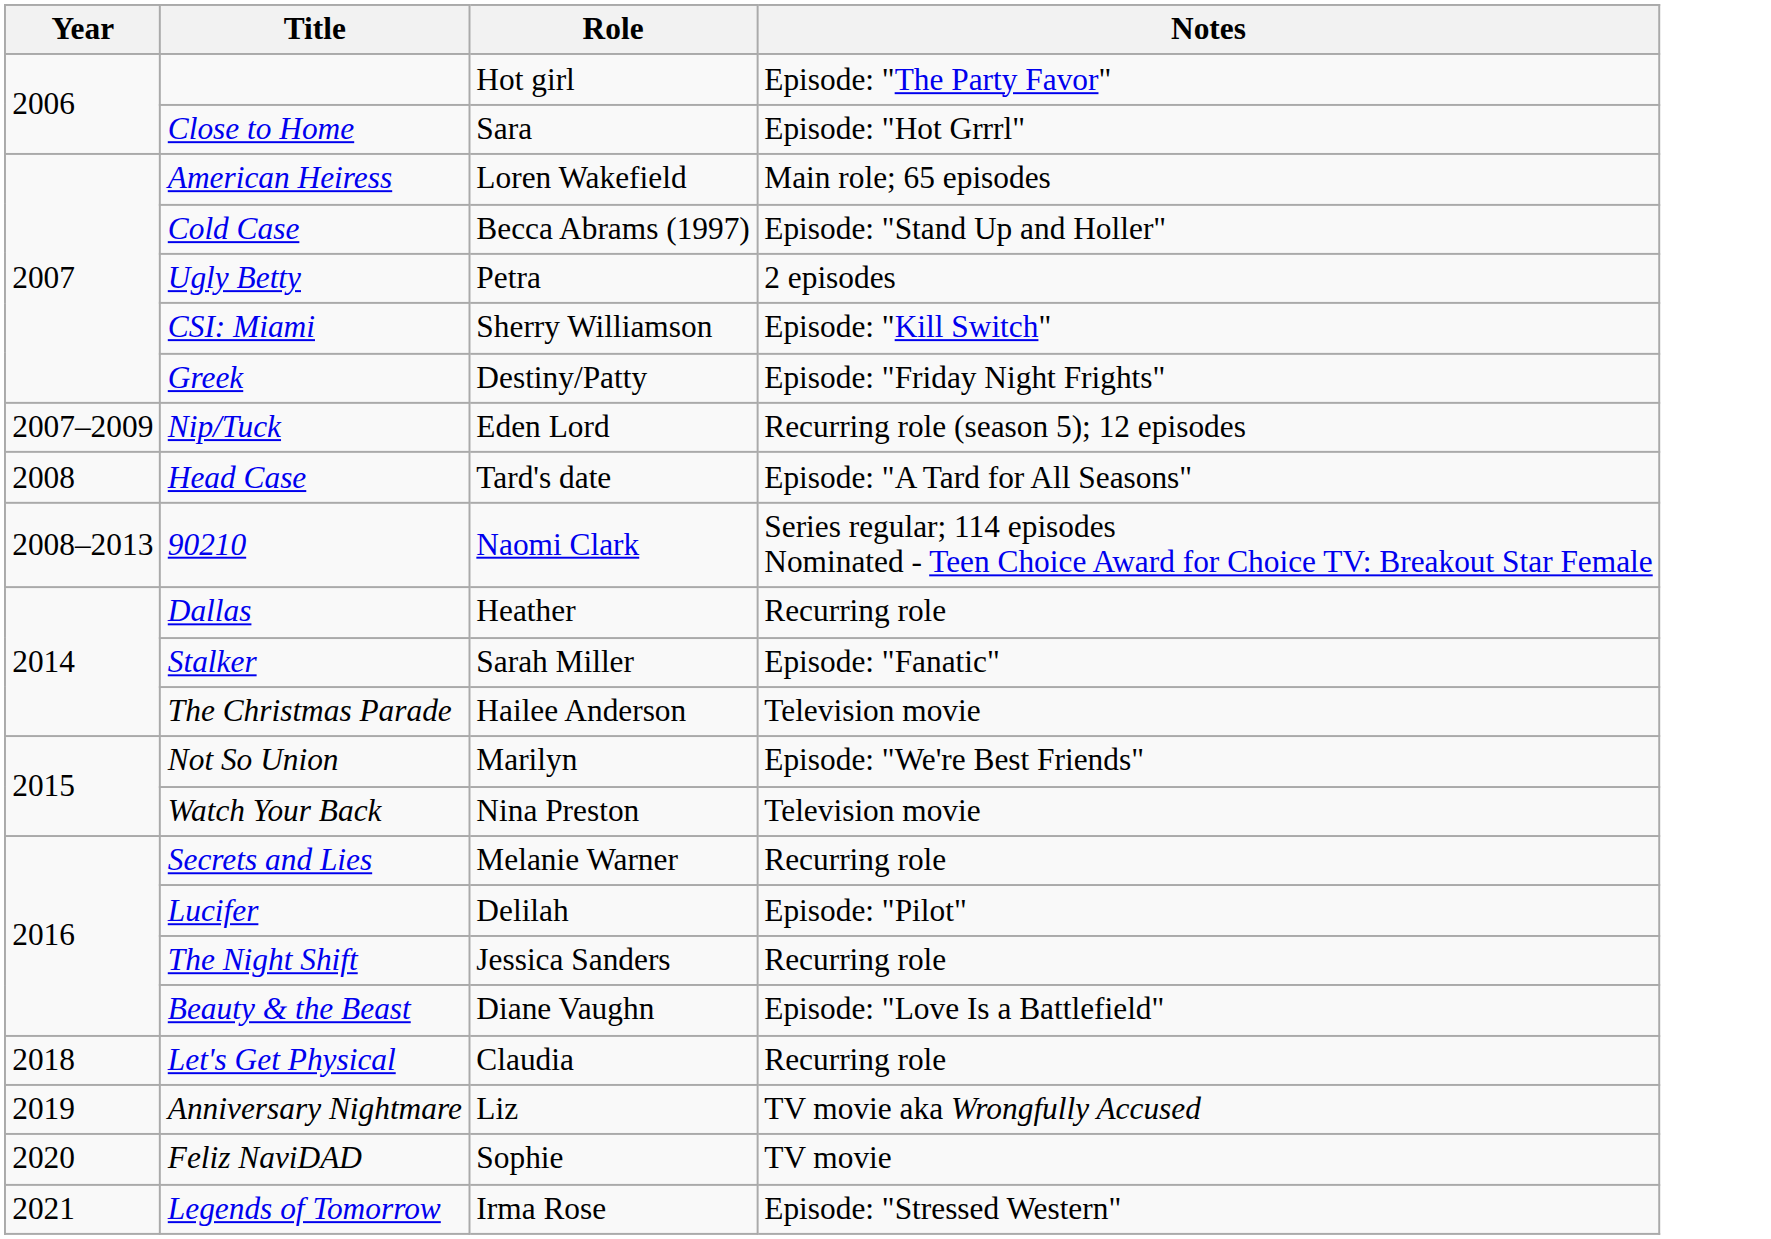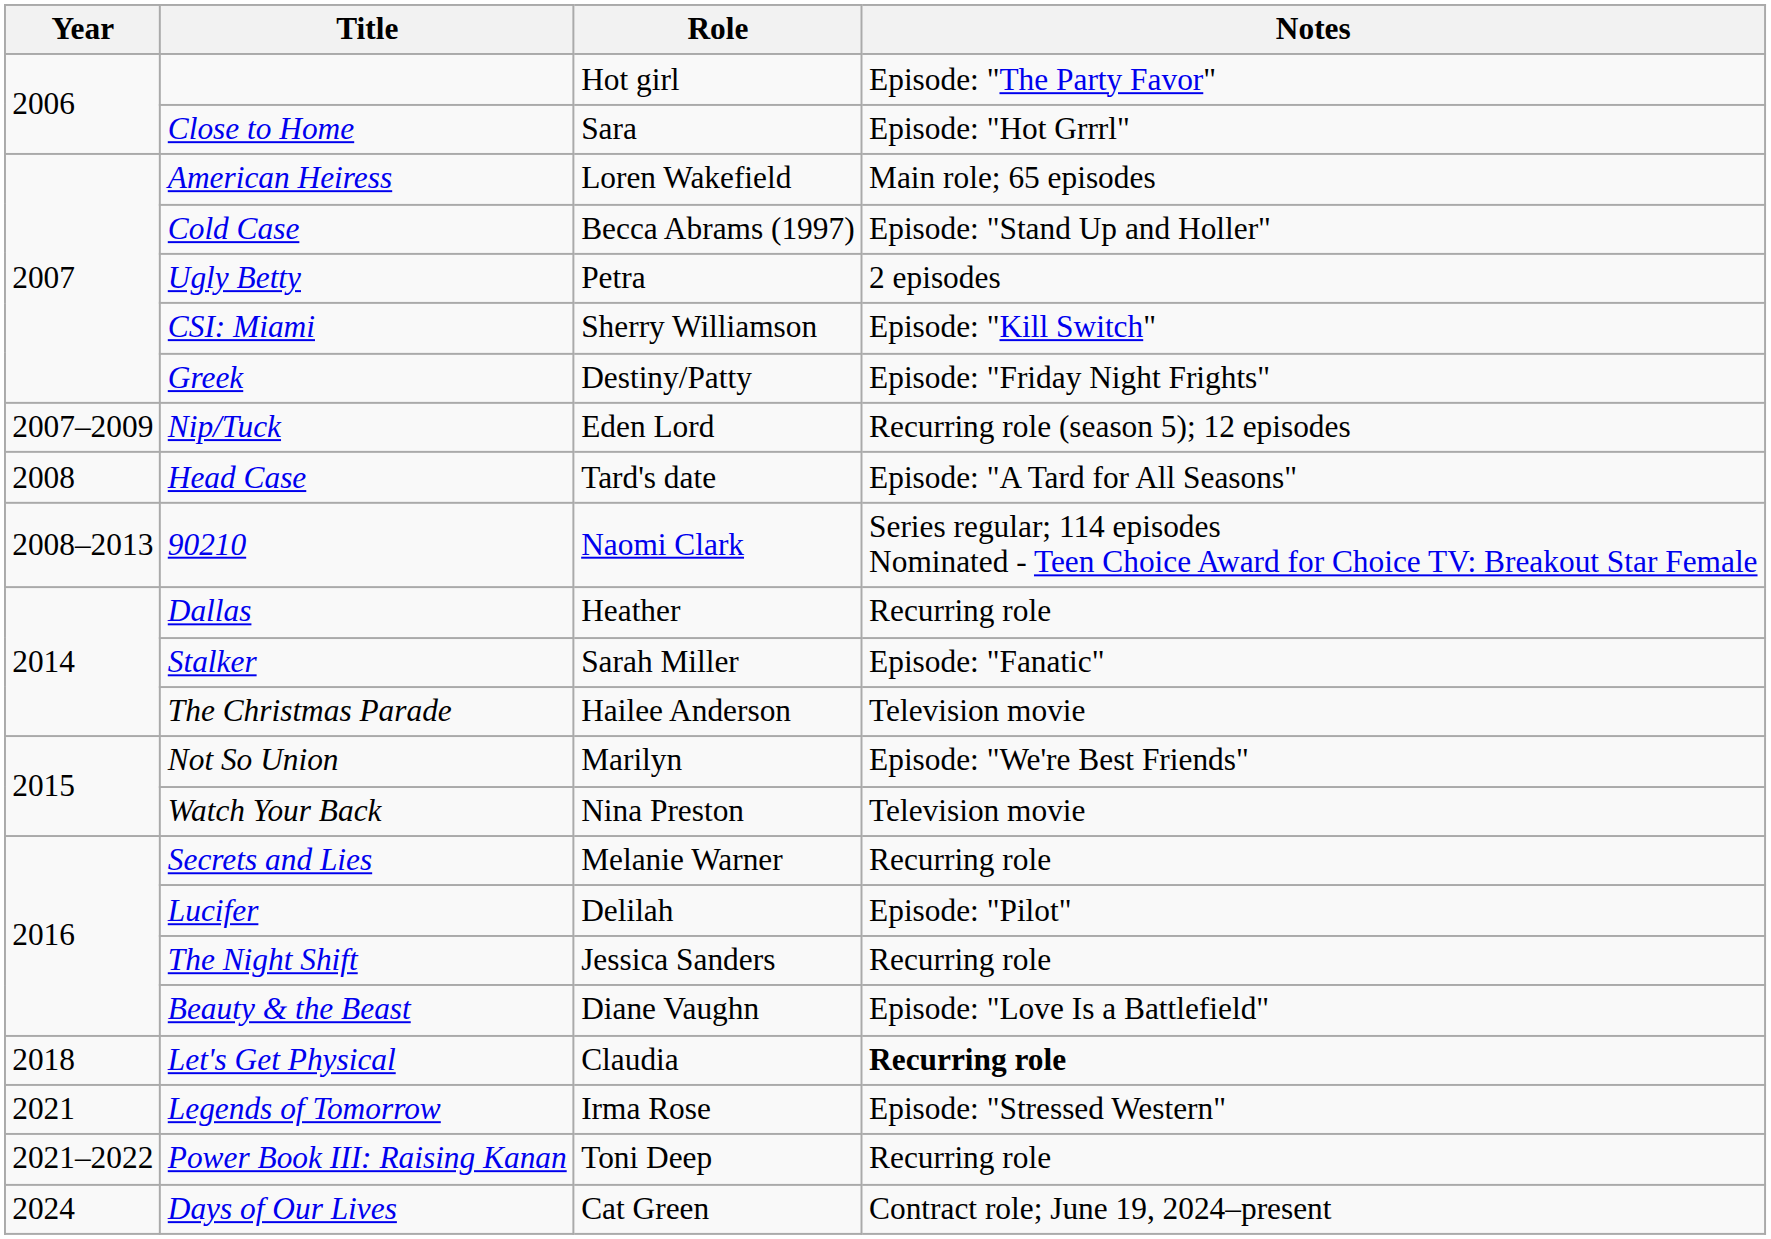(855, 1059) normal -> (968, 1059) bold
- row: (315, 1109)
- row: (265, 1158)
+ row: (367, 1158)
+ row: (282, 1208)
